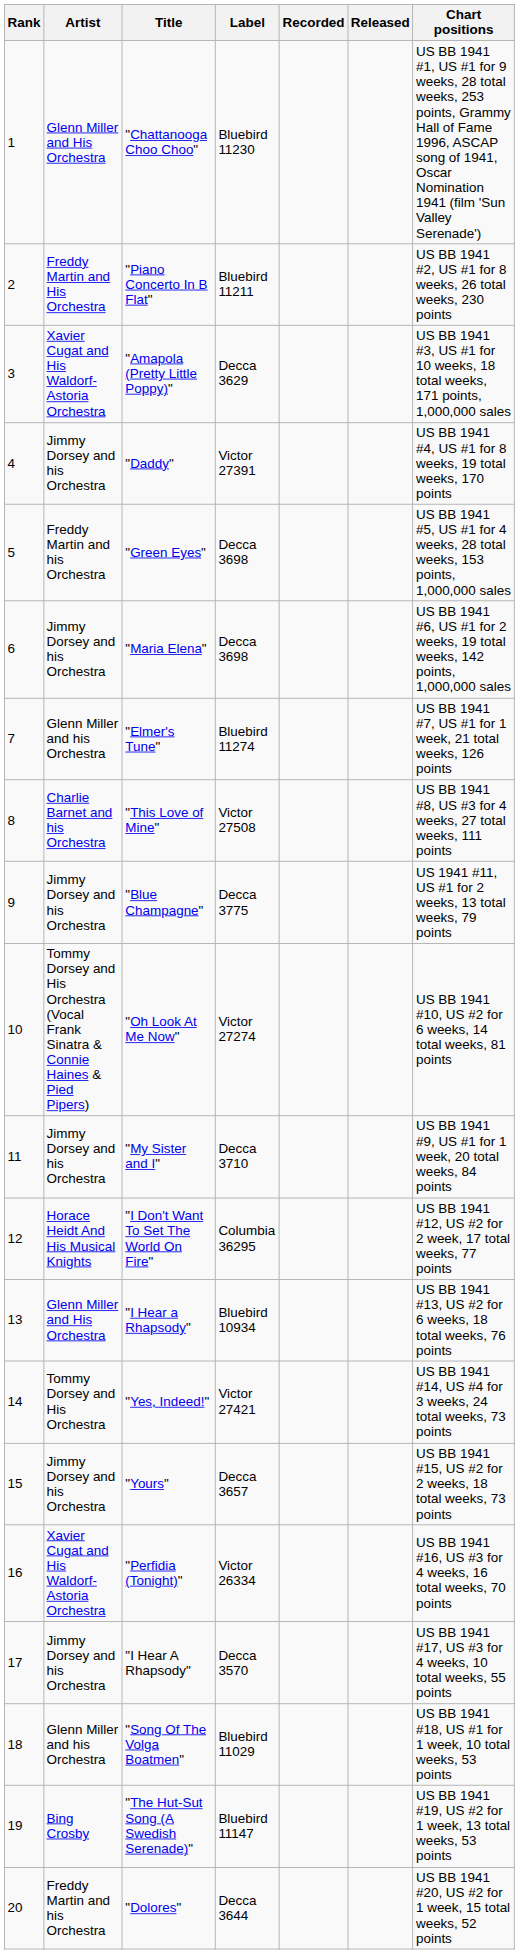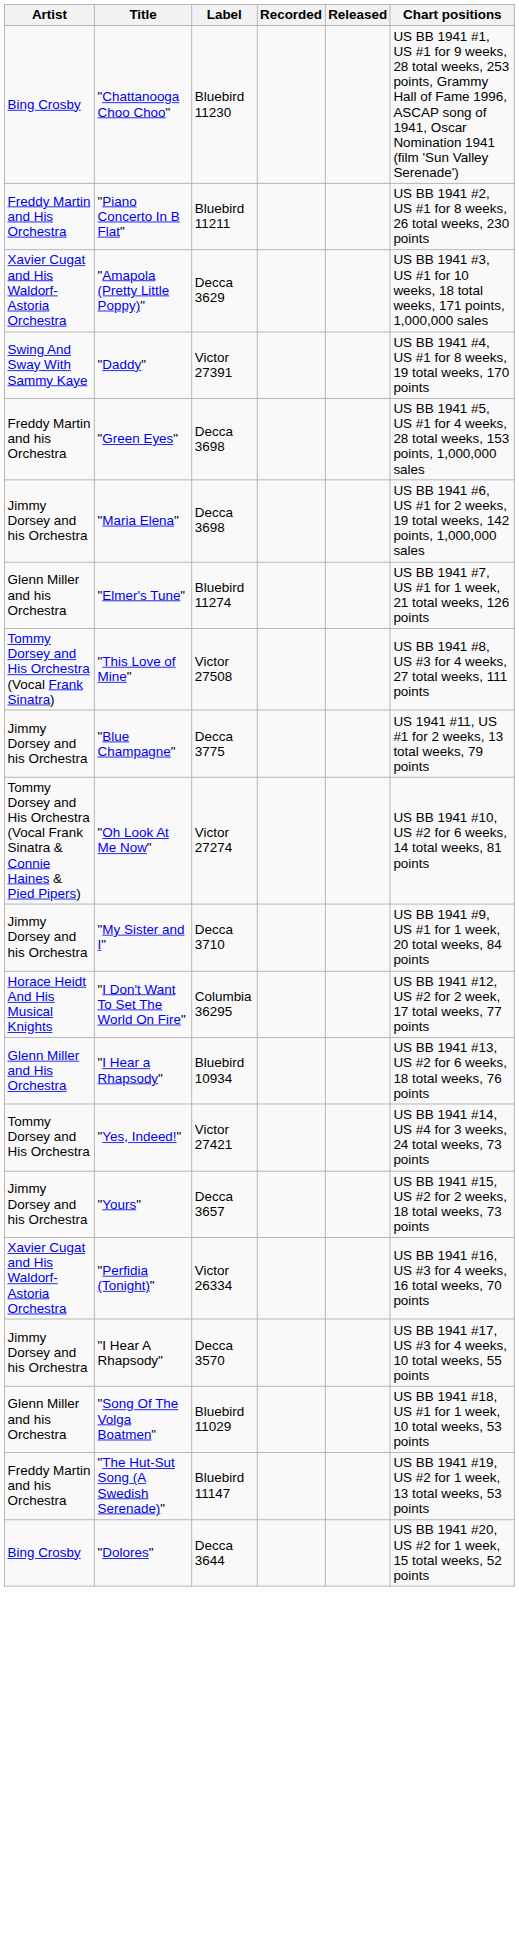- column: (24, 22)
(82, 142) Glenn Miller and His Orchestra -> (44, 104) Bing Crosby
(81, 463) Jimmy Dorsey and his Orchestra -> (47, 365) Swing And Sway With Sammy Kaye
(79, 820) Charlie Barnet and his Orchestra -> (49, 669) Tommy Dorsey and His Orchestra (Vocal Frank Sinatra)
(68, 1826) Bing Crosby -> (49, 1486) Freddy Martin and his Orchestra
(78, 1908) Freddy Martin and his Orchestra -> (44, 1552) Bing Crosby
